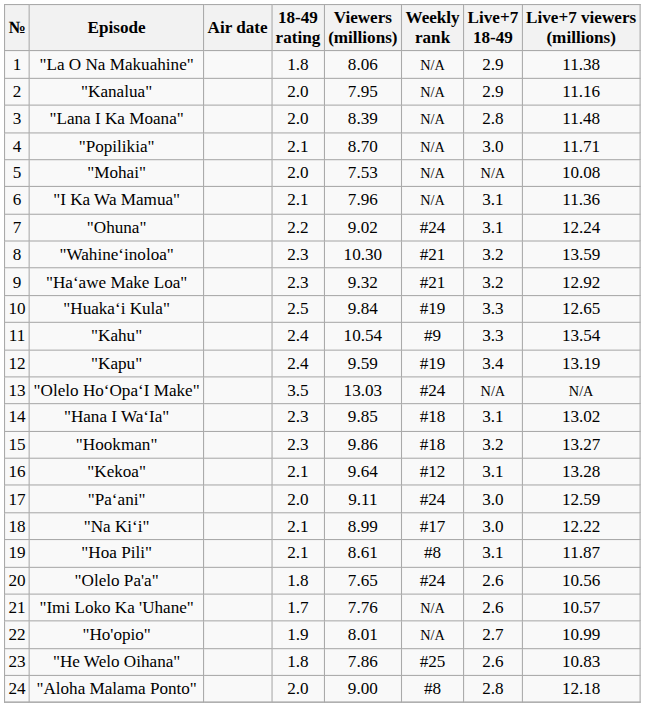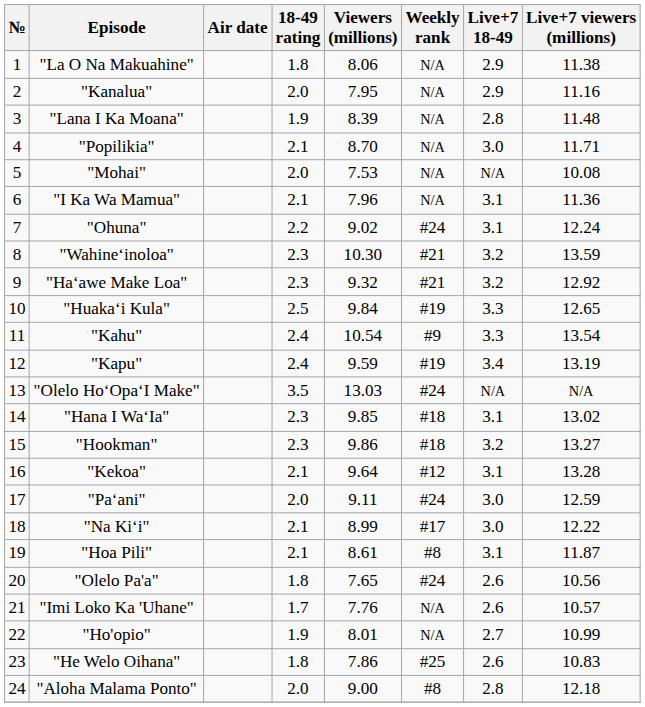(298, 118) 2.0 -> (298, 118) 1.9
